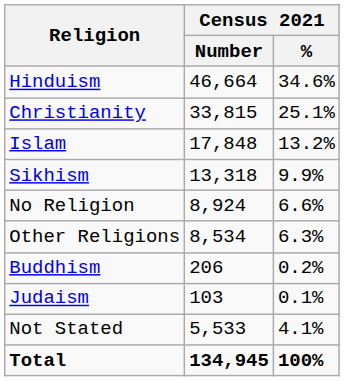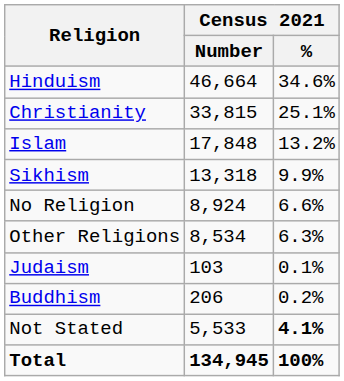rows swapped: (55, 268) <-> (49, 299)
(301, 330) normal -> (301, 330) bold
